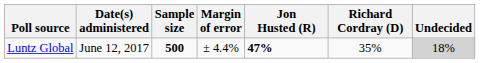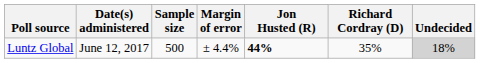(175, 48) bold -> (175, 48) normal
(260, 48) 47% -> (260, 48) 44%
